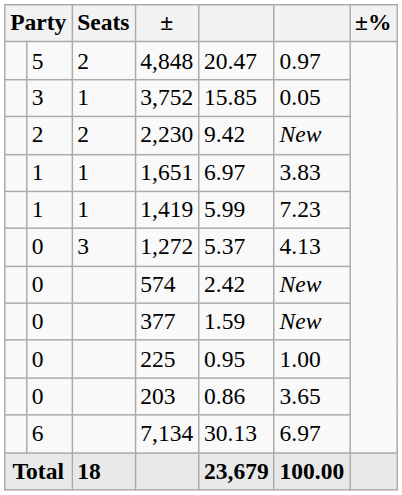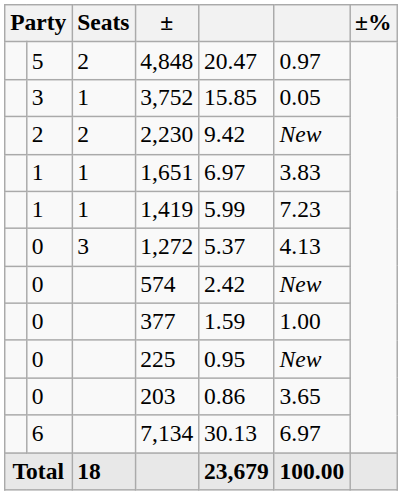(300, 321) New -> (300, 321) 1.00
(300, 358) 1.00 -> (300, 358) New
